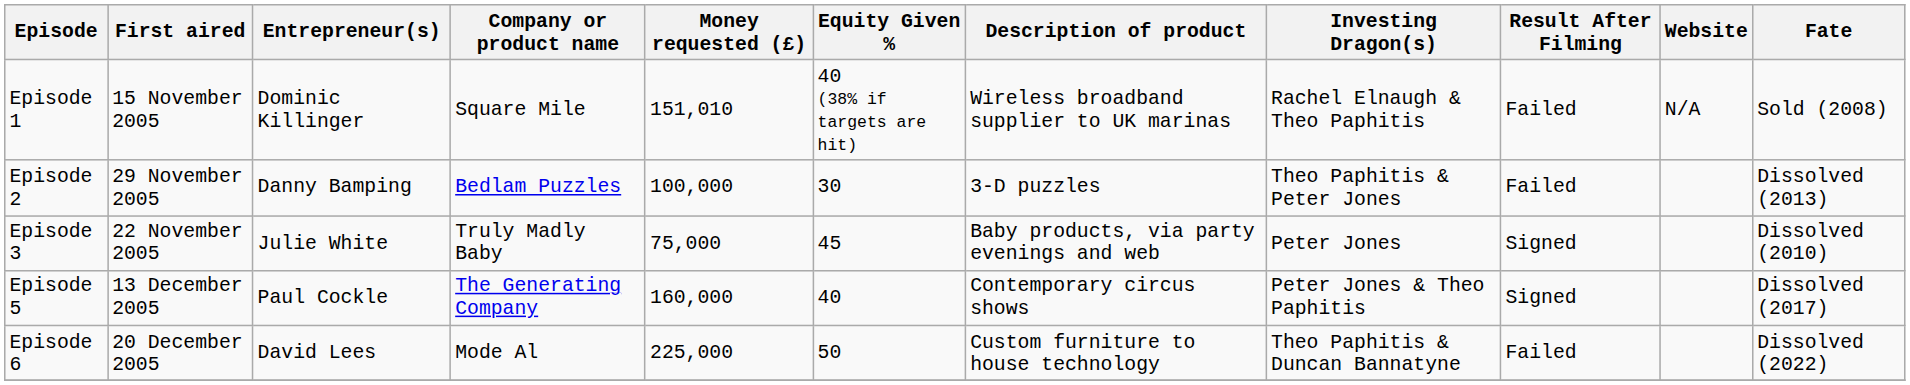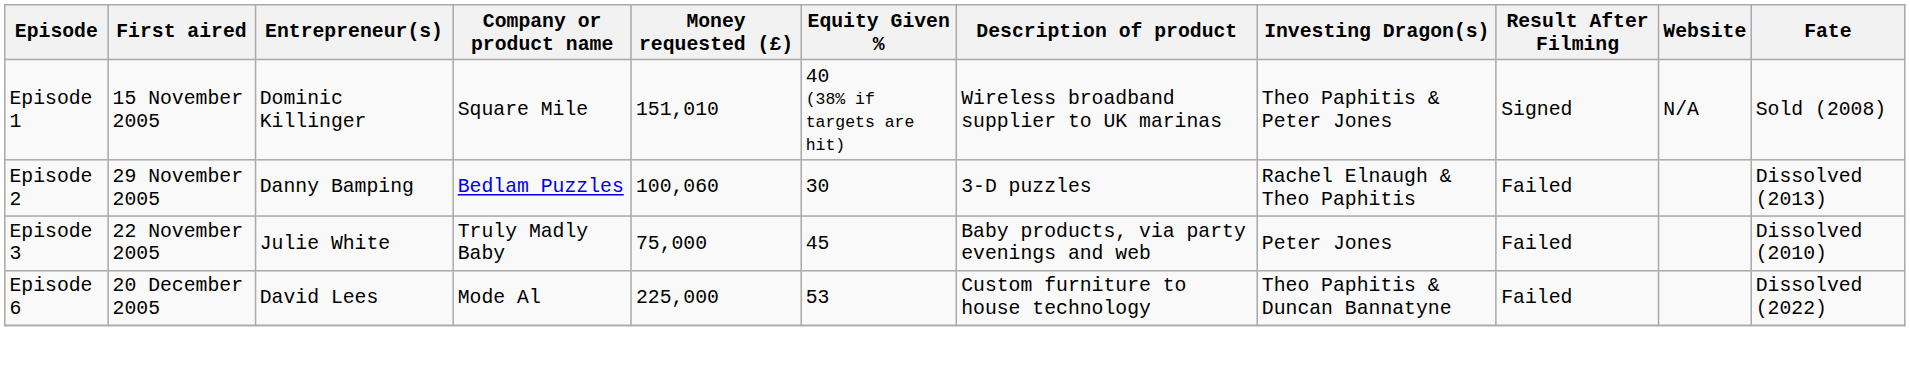(1366, 110) Rachel Elnaugh & Theo Paphitis -> (1351, 110) Theo Paphitis & Peter Jones
(1541, 110) Failed -> (1537, 110) Signed
(692, 188) 100,000 -> (677, 188) 100,060
(1360, 188) Theo Paphitis & Peter Jones -> (1357, 188) Rachel Elnaugh & Theo Paphitis
(1541, 243) Signed -> (1537, 243) Failed
- row: (51, 298)
(829, 353) 50 -> (817, 298) 53
